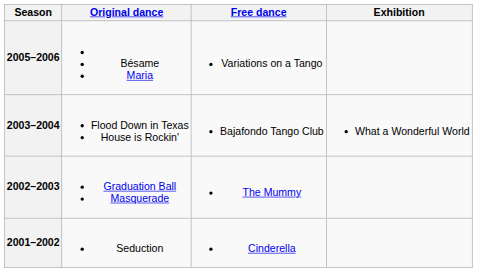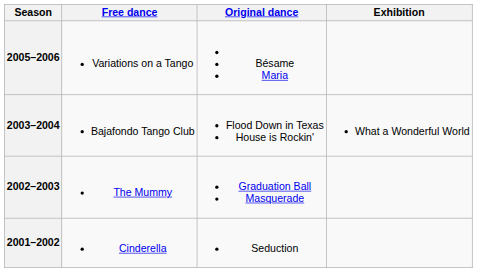columns swapped: (127, 12) <-> (259, 12)
